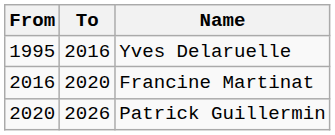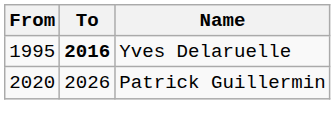(87, 51) normal -> (87, 51) bold
- row: (217, 83)
